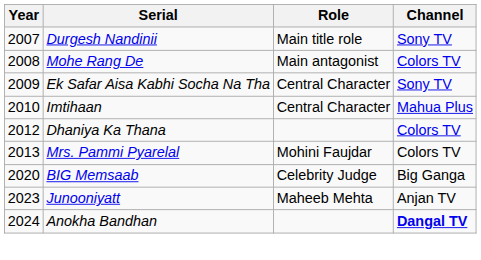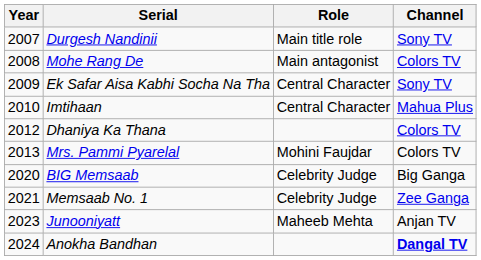+ row: (97, 198)
